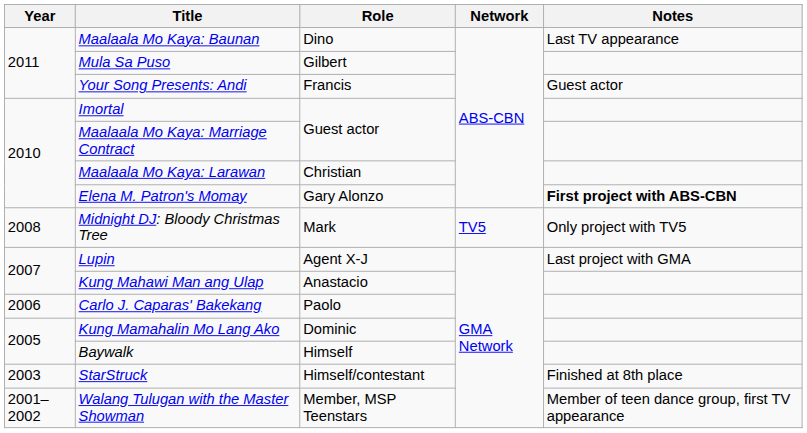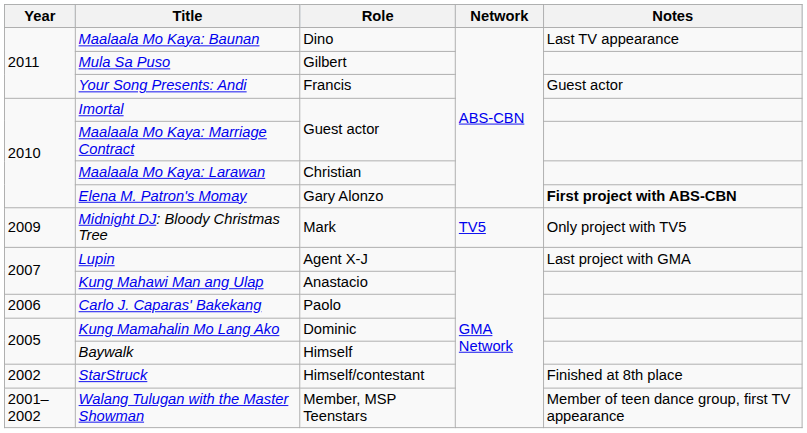(24, 227) 2008 -> (24, 227) 2009
(24, 376) 2003 -> (24, 376) 2002
